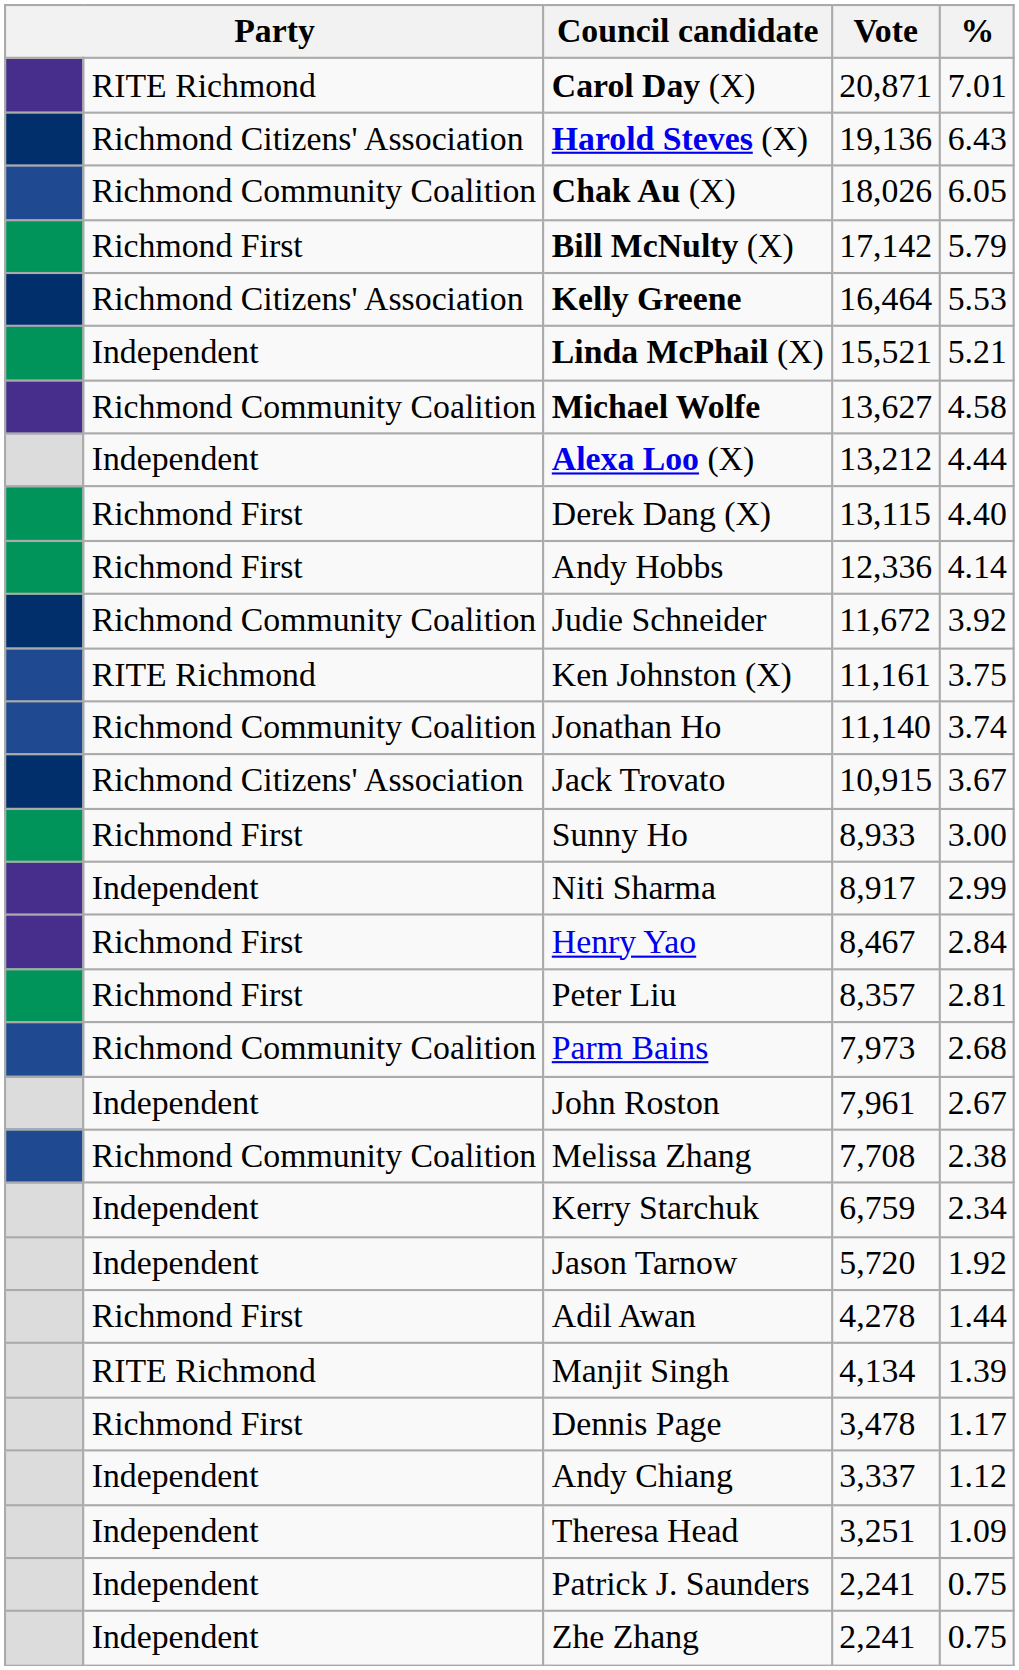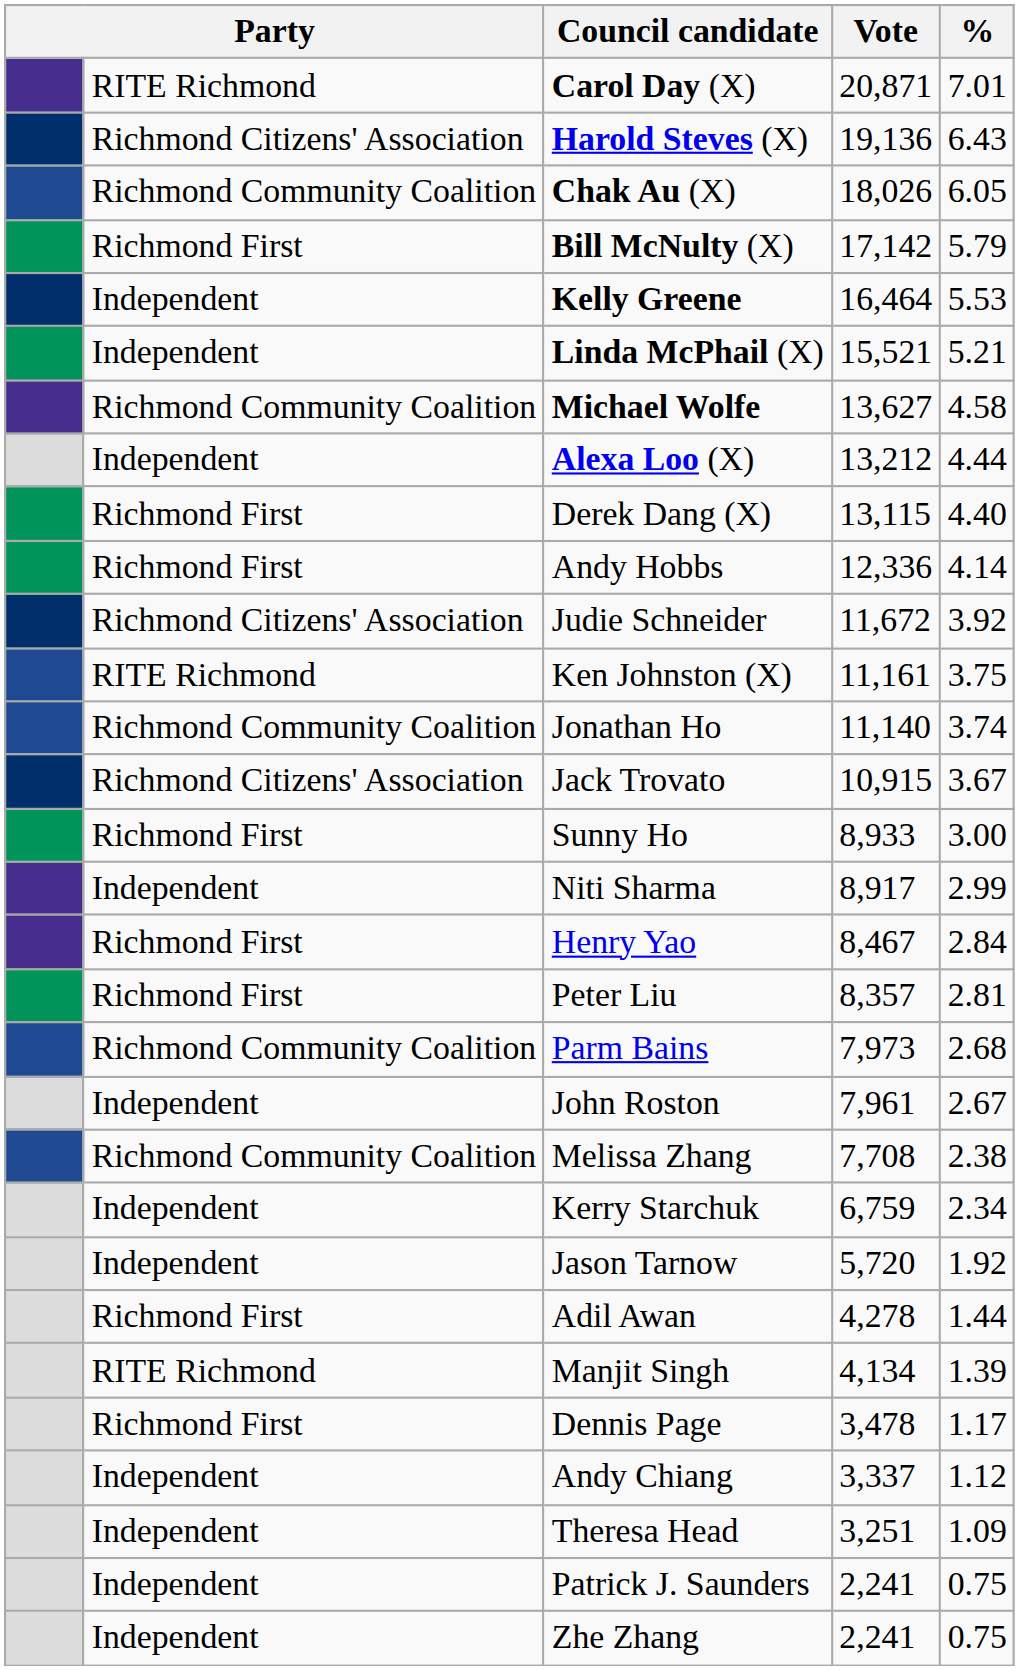(308, 298) Richmond Citizens' Association -> (175, 298) Independent
(314, 620) Richmond Community Coalition -> (308, 620) Richmond Citizens' Association
